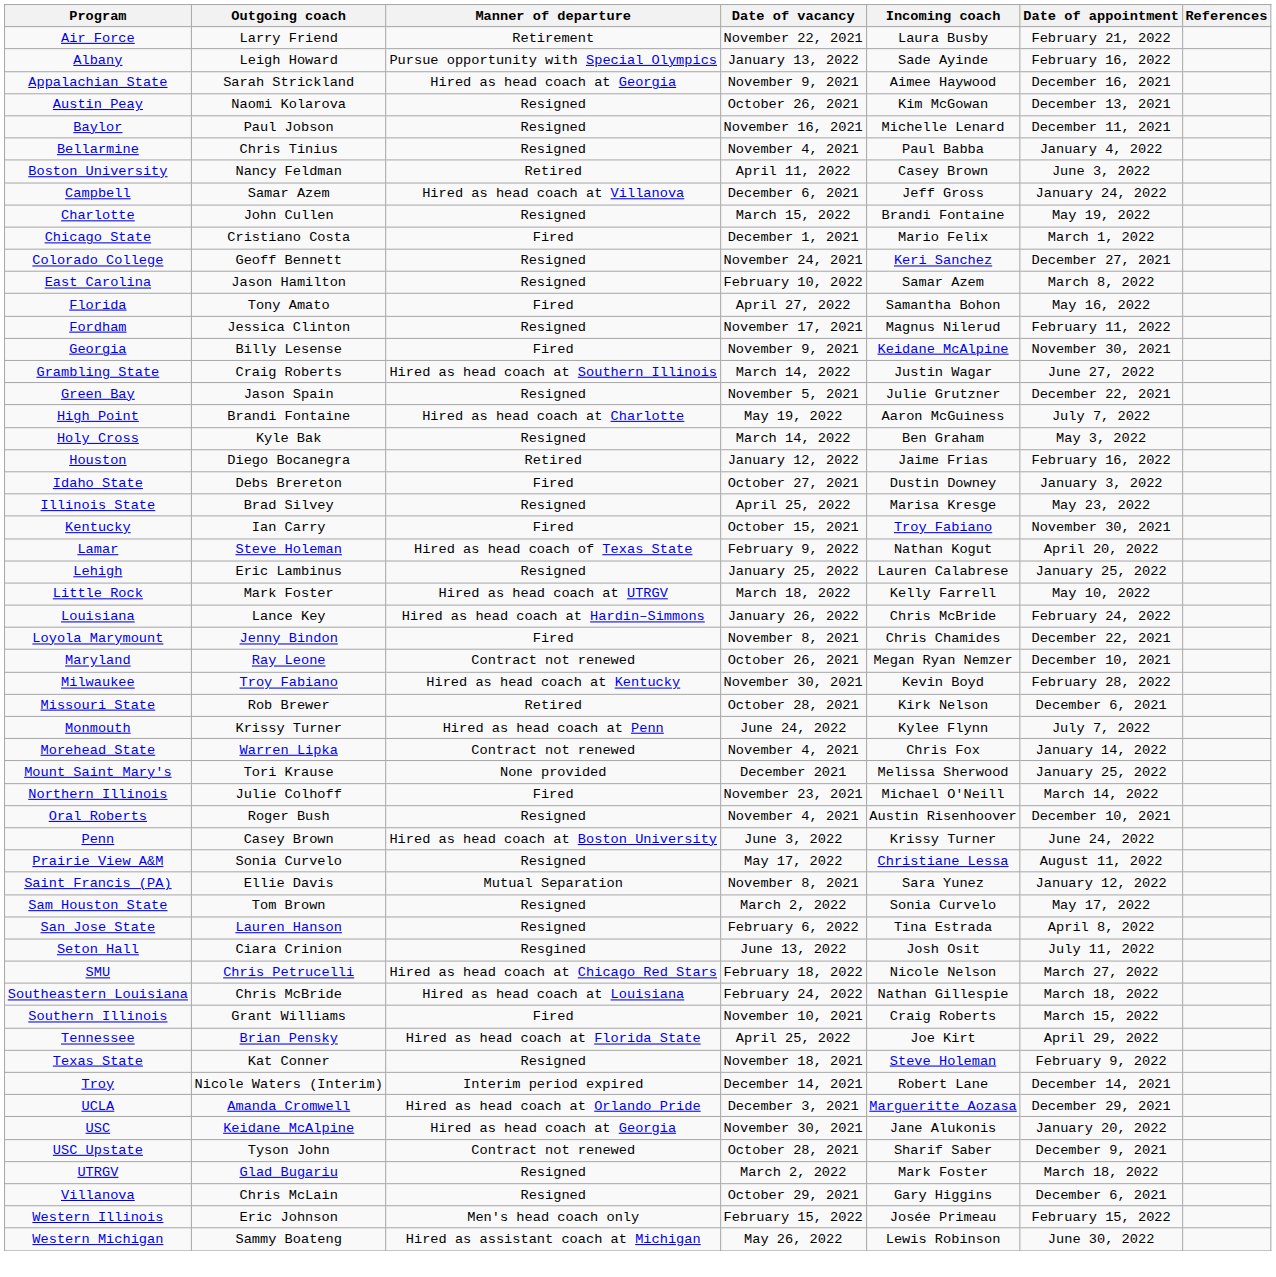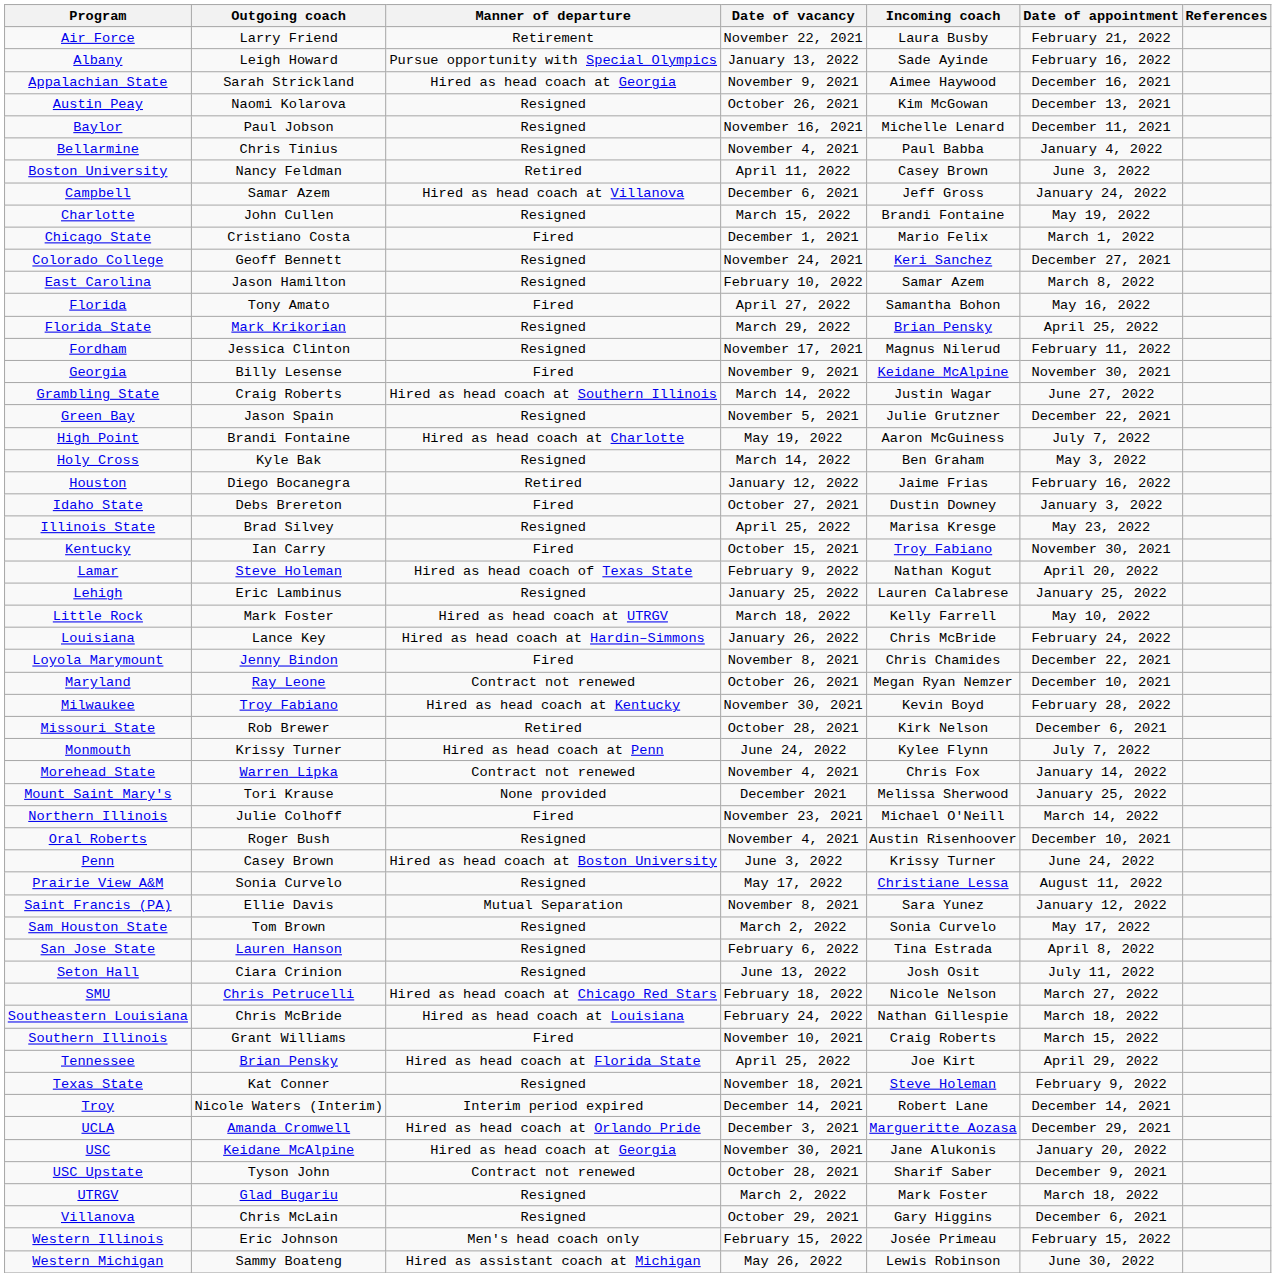+ row: (98, 327)
(553, 950) Resgined -> (553, 972) Resigned
